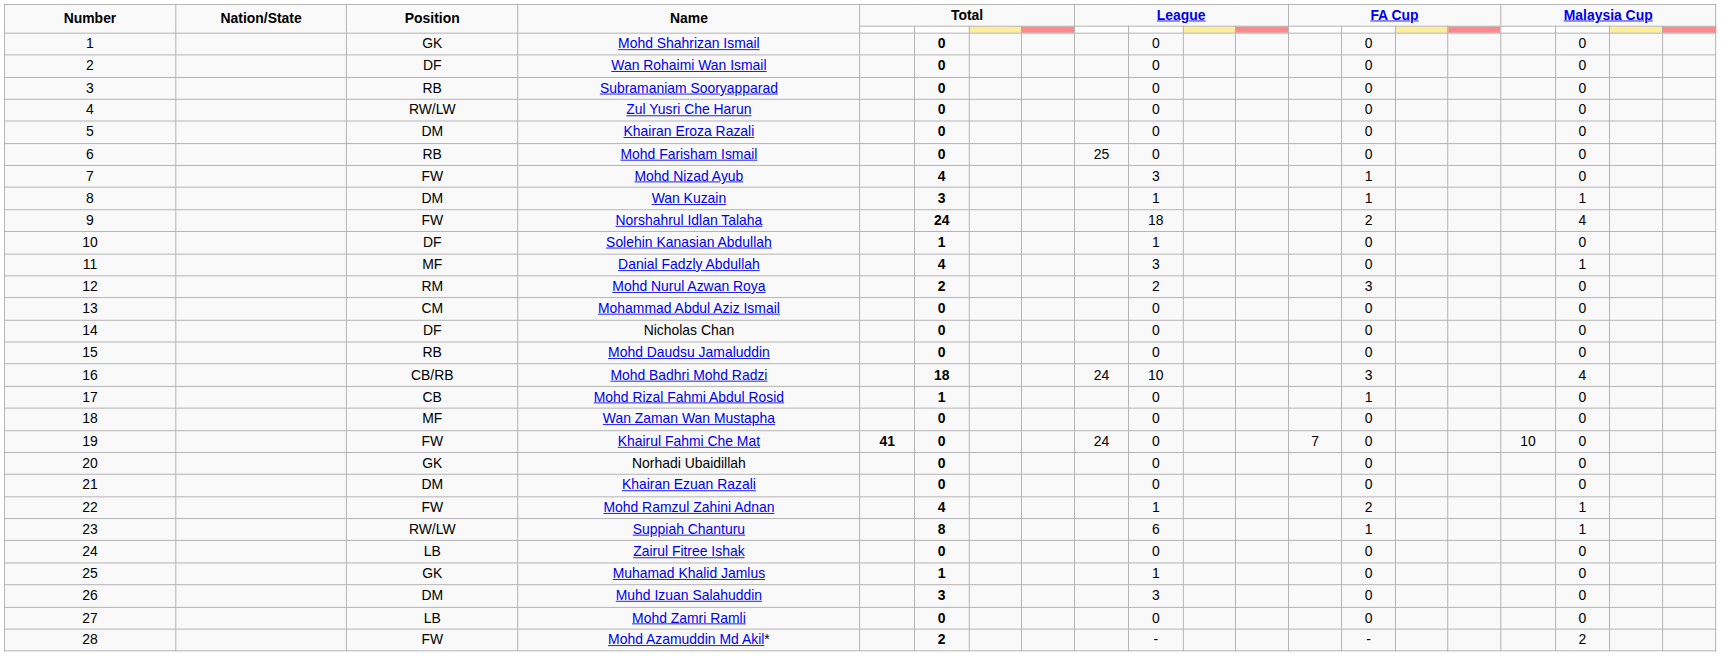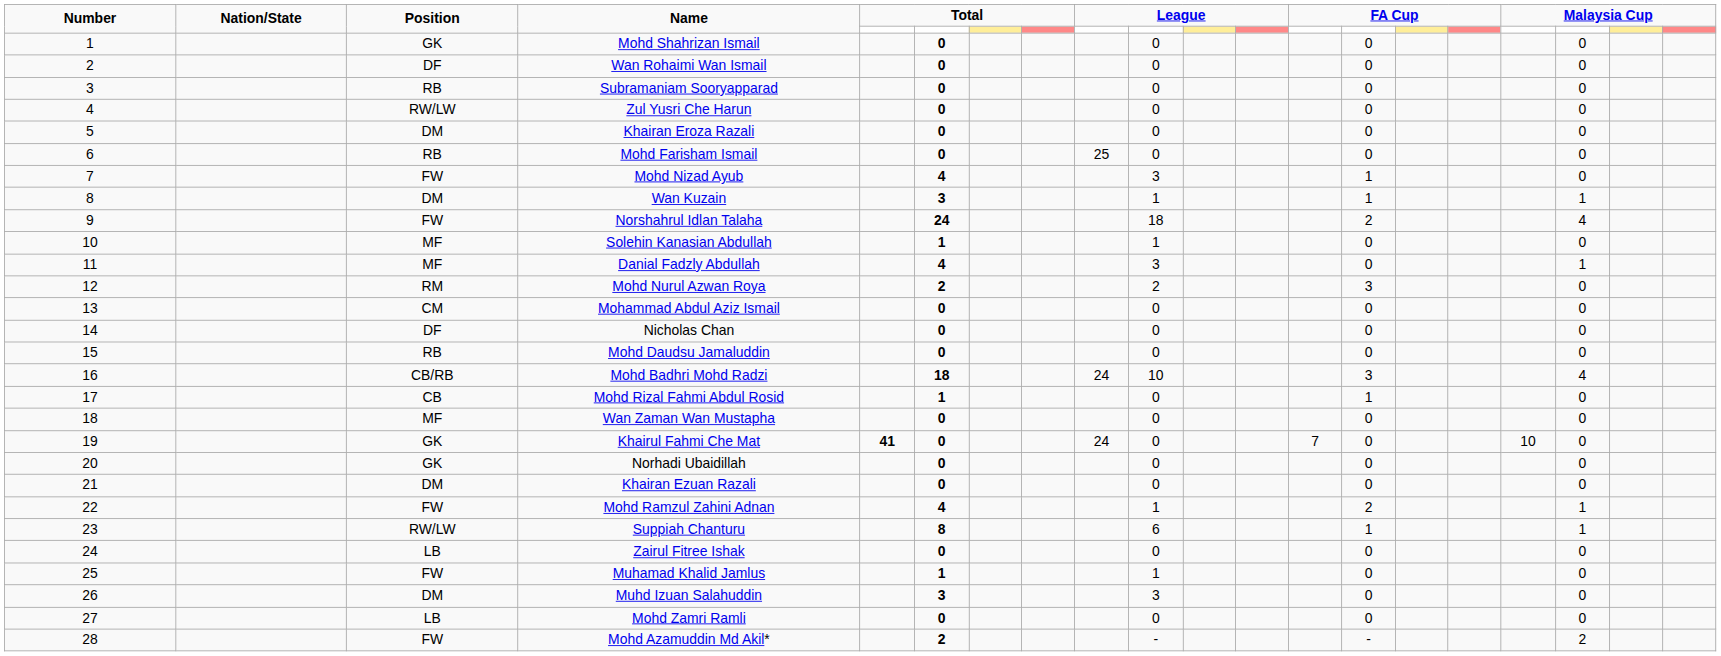(432, 242) DF -> (432, 242) MF
(432, 441) FW -> (432, 441) GK
(432, 573) GK -> (432, 573) FW
